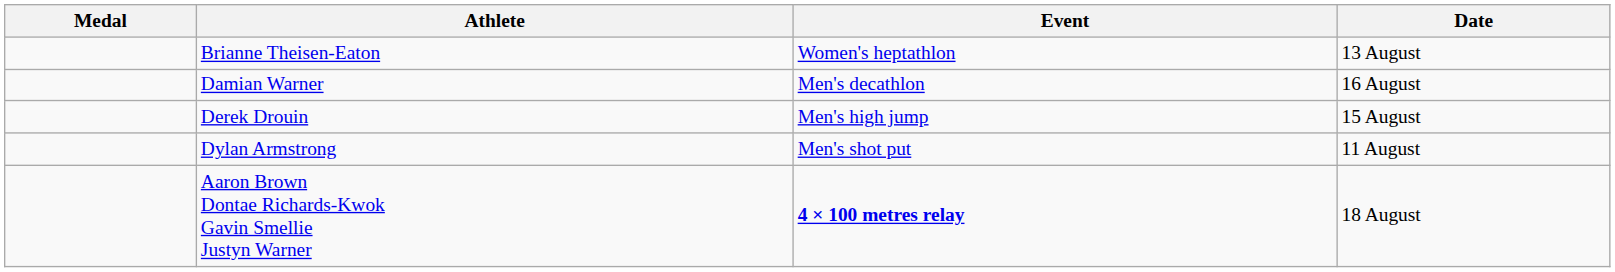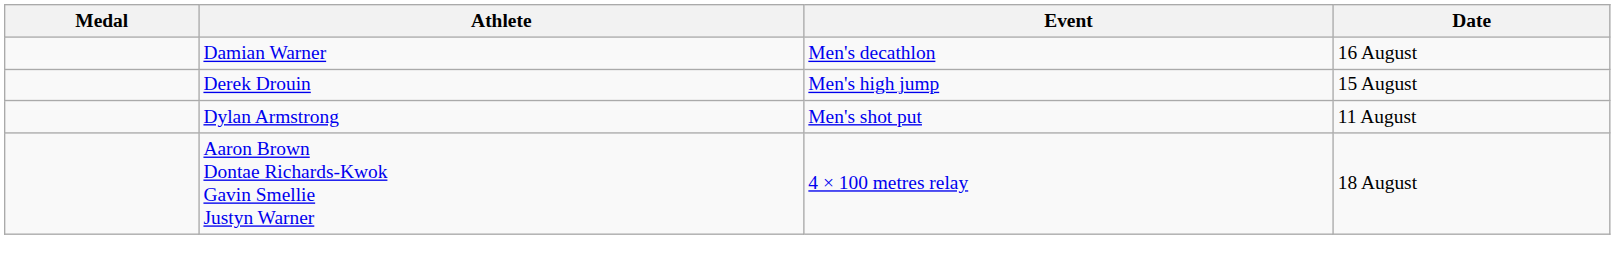- row: (290, 52)
(881, 215) bold -> (888, 183) normal
